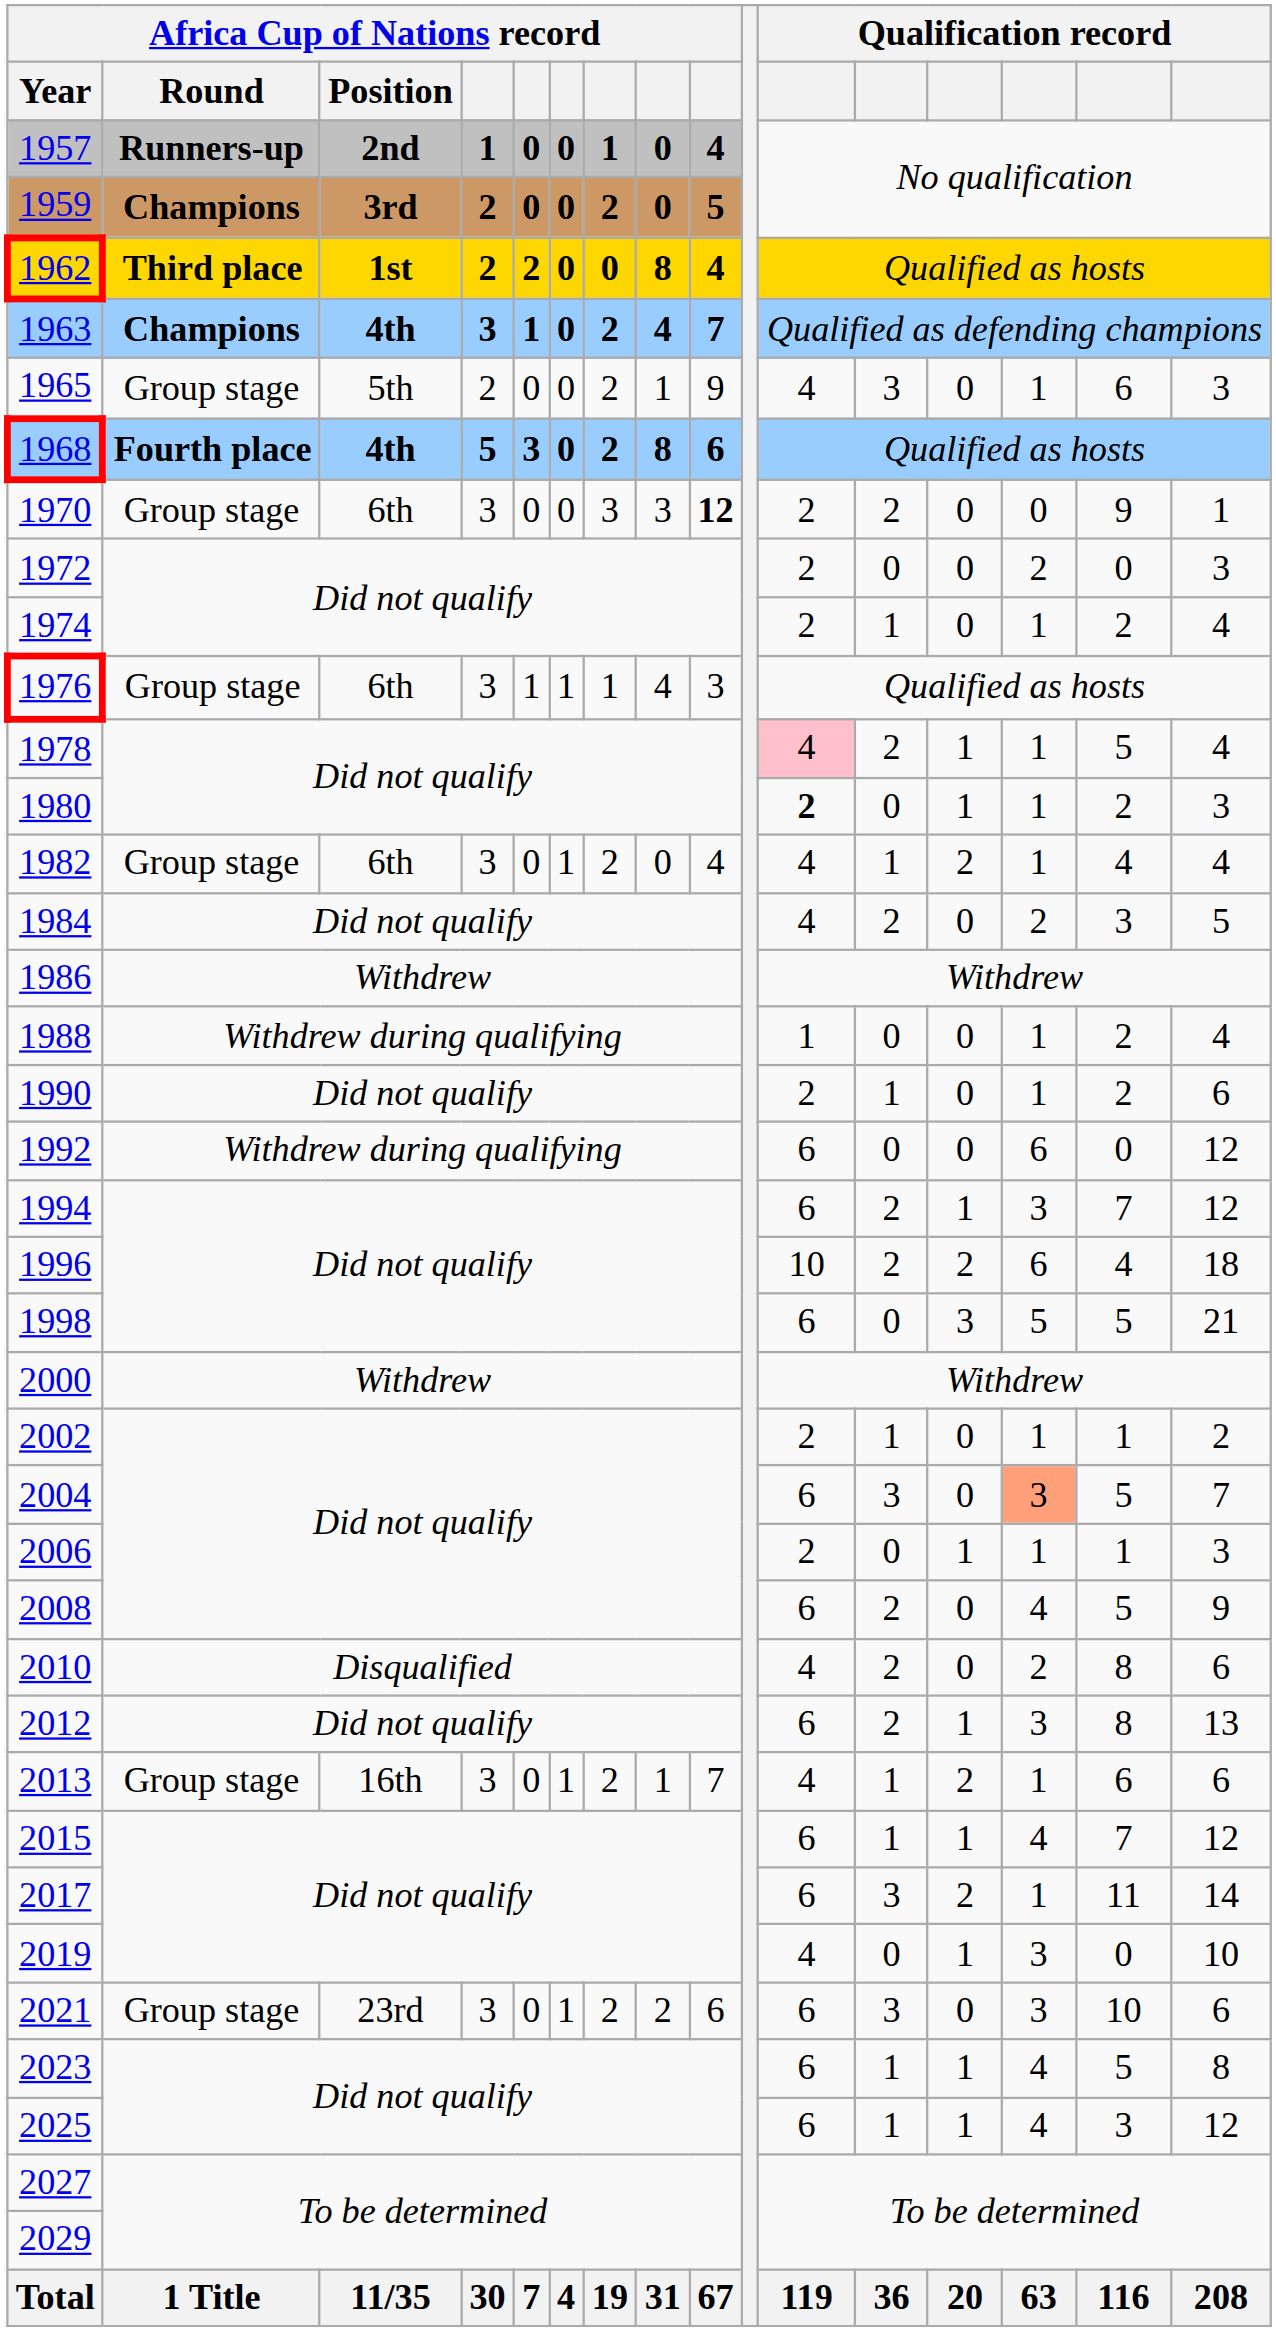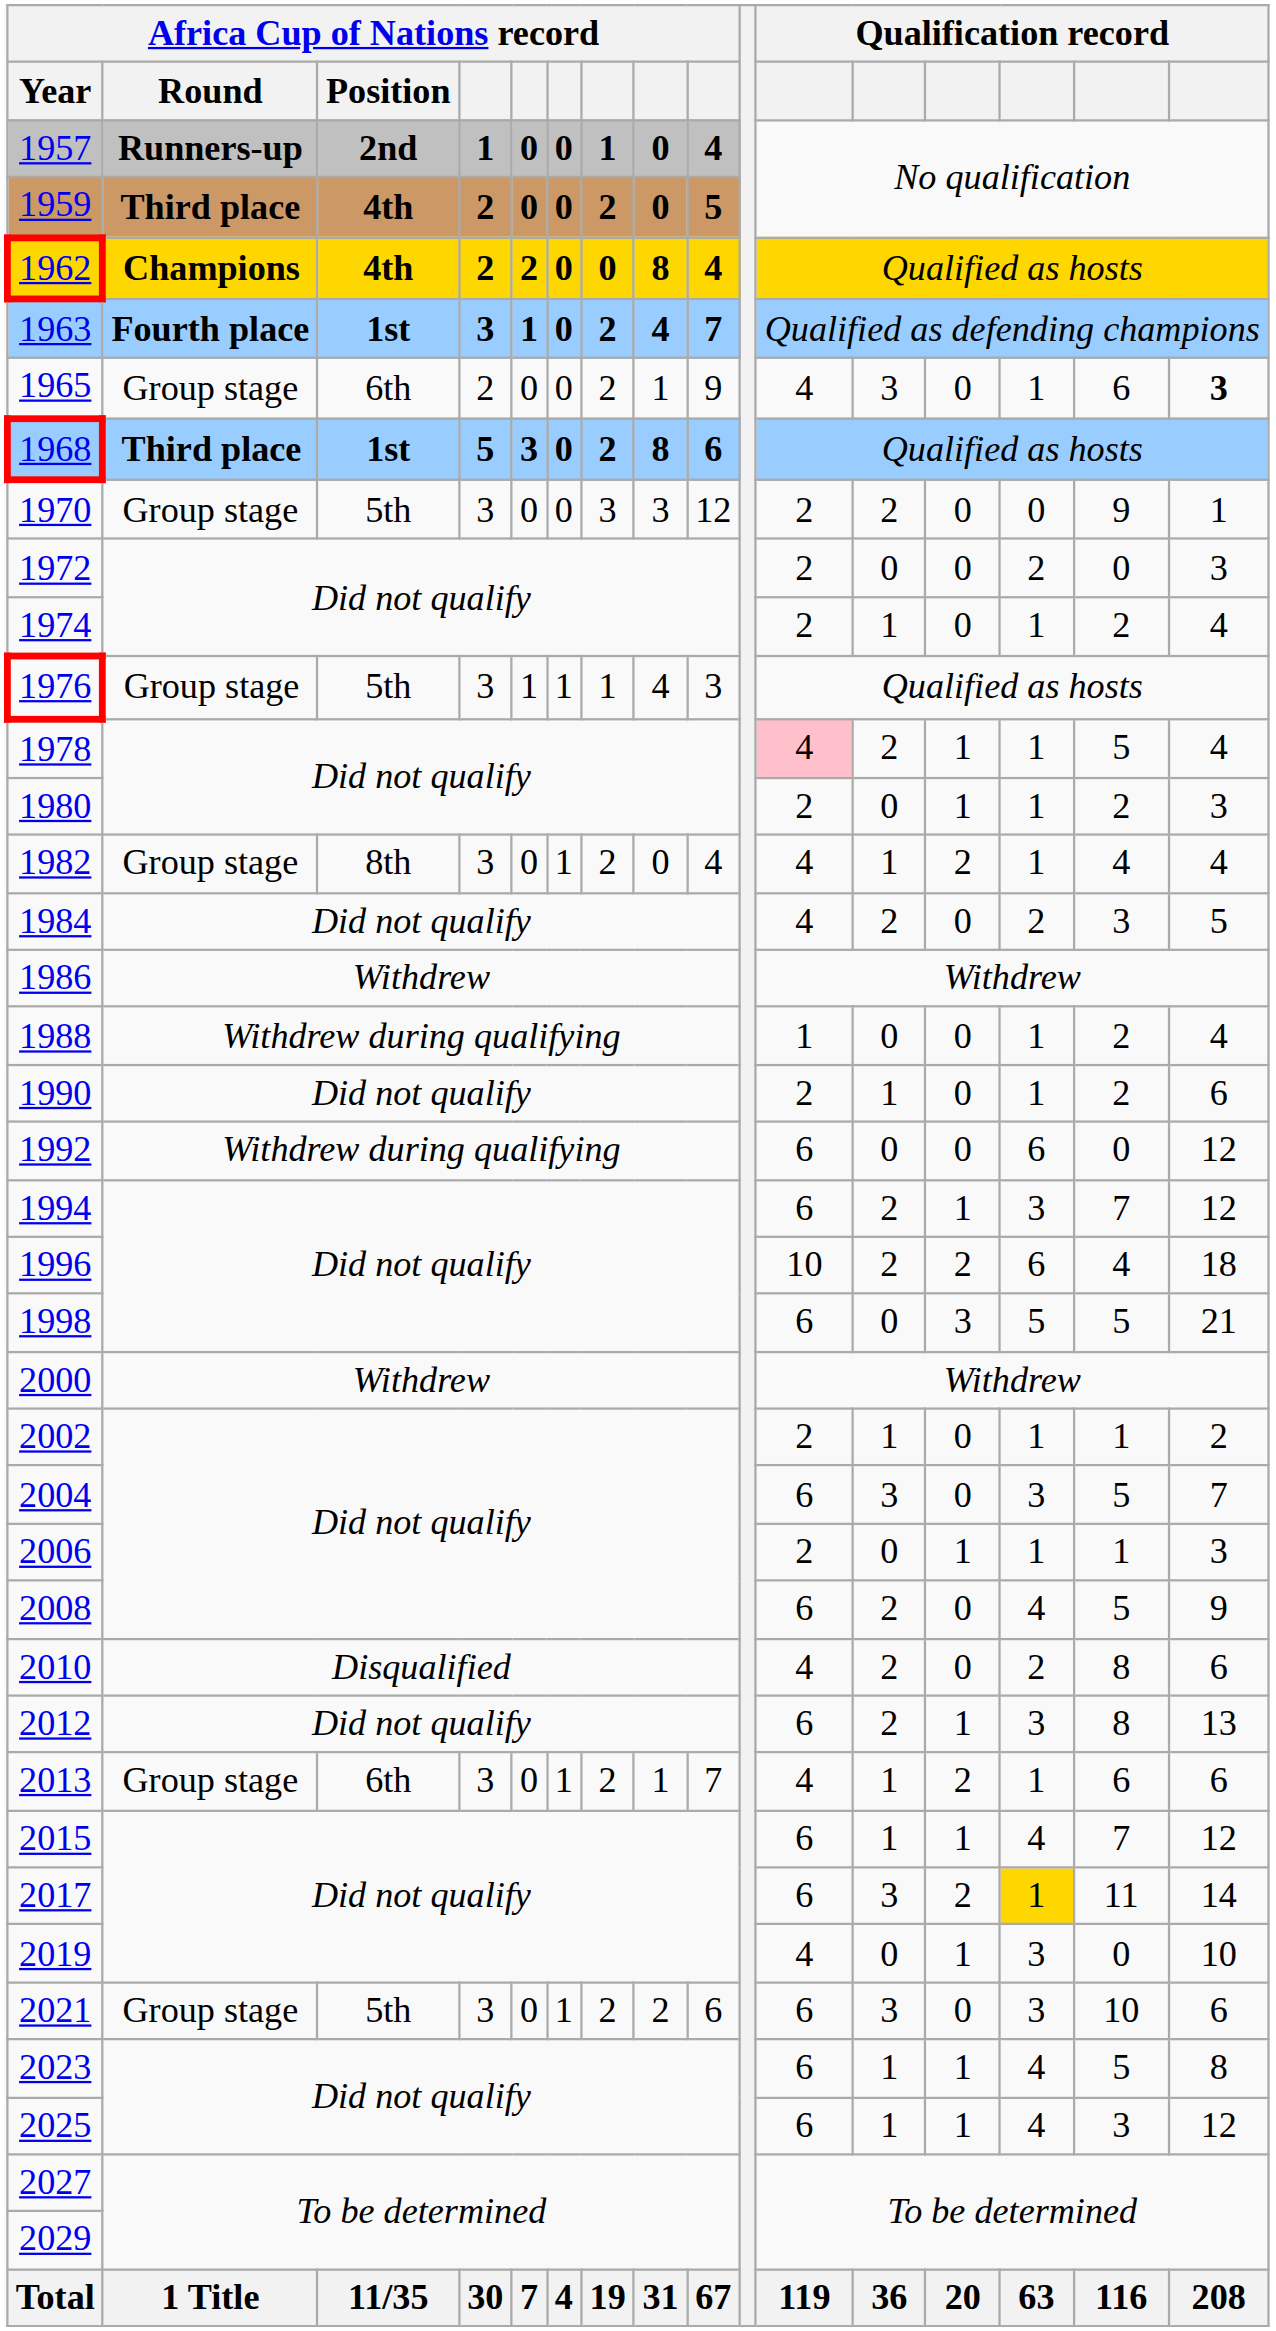(211, 206) Champions -> (210, 206) Third place
(391, 206) 3rd -> (388, 206) 4th
(213, 267) Third place -> (211, 267) Champions
(391, 267) 1st -> (388, 267) 4th
(211, 327) Champions -> (210, 327) Fourth place
(391, 327) 4th -> (388, 327) 1st
(391, 387) 5th -> (388, 387) 6th
(1221, 387) normal -> (1219, 387) bold
(213, 448) Fourth place -> (211, 448) Third place
(391, 448) 4th -> (388, 448) 1st
(391, 508) 6th -> (388, 508) 5th
(716, 508) bold -> (713, 508) normal
(391, 686) 6th -> (388, 686) 5th
(807, 805) bold -> (804, 805) normal
(391, 863) 6th -> (388, 863) 8th
(1039, 1493) lightsalmon background -> (1036, 1493) no background
(391, 1780) 16th -> (388, 1780) 6th
(1039, 1895) no background -> (1036, 1895) gold background
(391, 2010) 23rd -> (388, 2010) 5th
